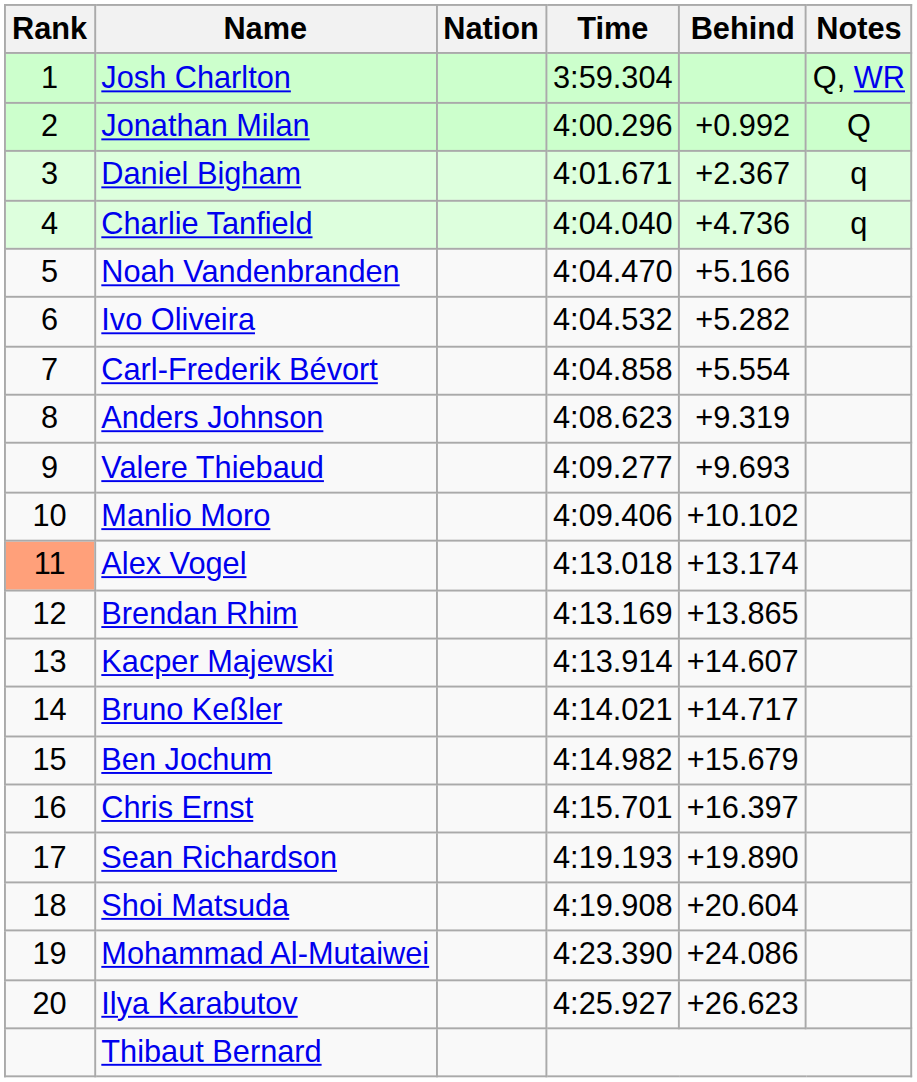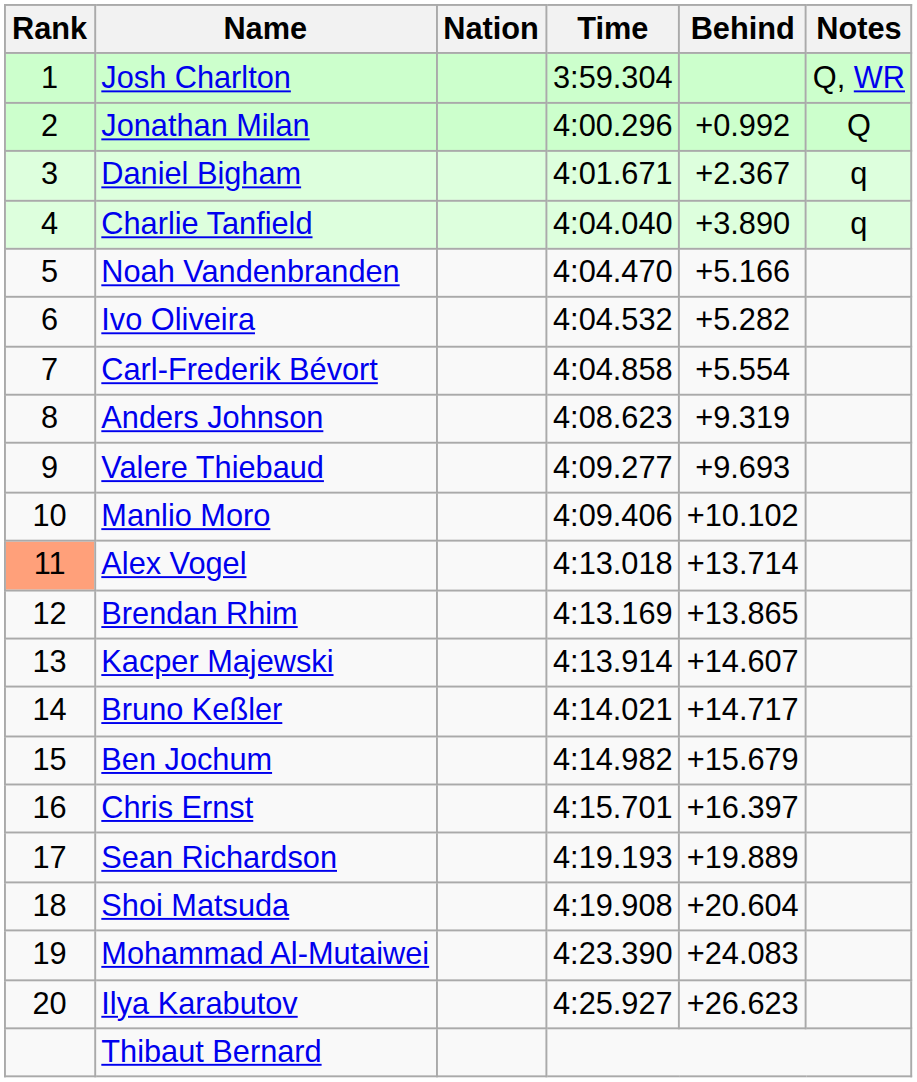(743, 223) +4.736 -> (743, 223) +3.890
(743, 564) +13.174 -> (743, 564) +13.714
(743, 857) +19.890 -> (743, 857) +19.889
(743, 954) +24.086 -> (743, 954) +24.083
